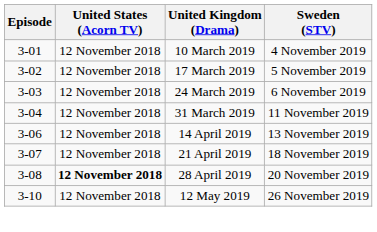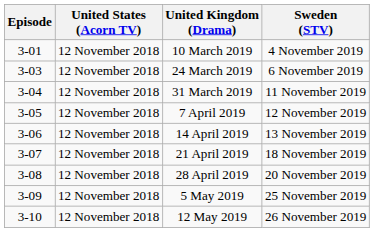- row: (215, 71)
+ row: (212, 112)
(110, 175) bold -> (109, 175) normal
+ row: (212, 196)
